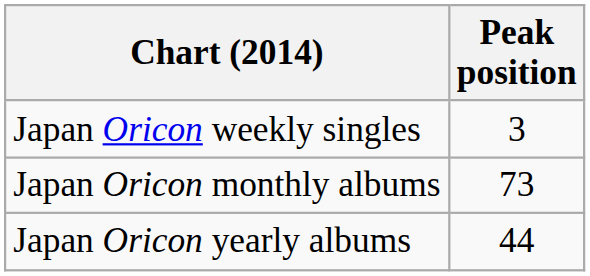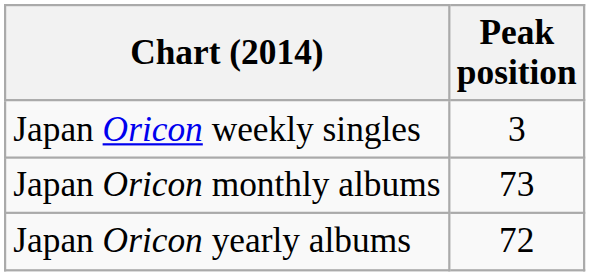(517, 240) 44 -> (517, 240) 72
